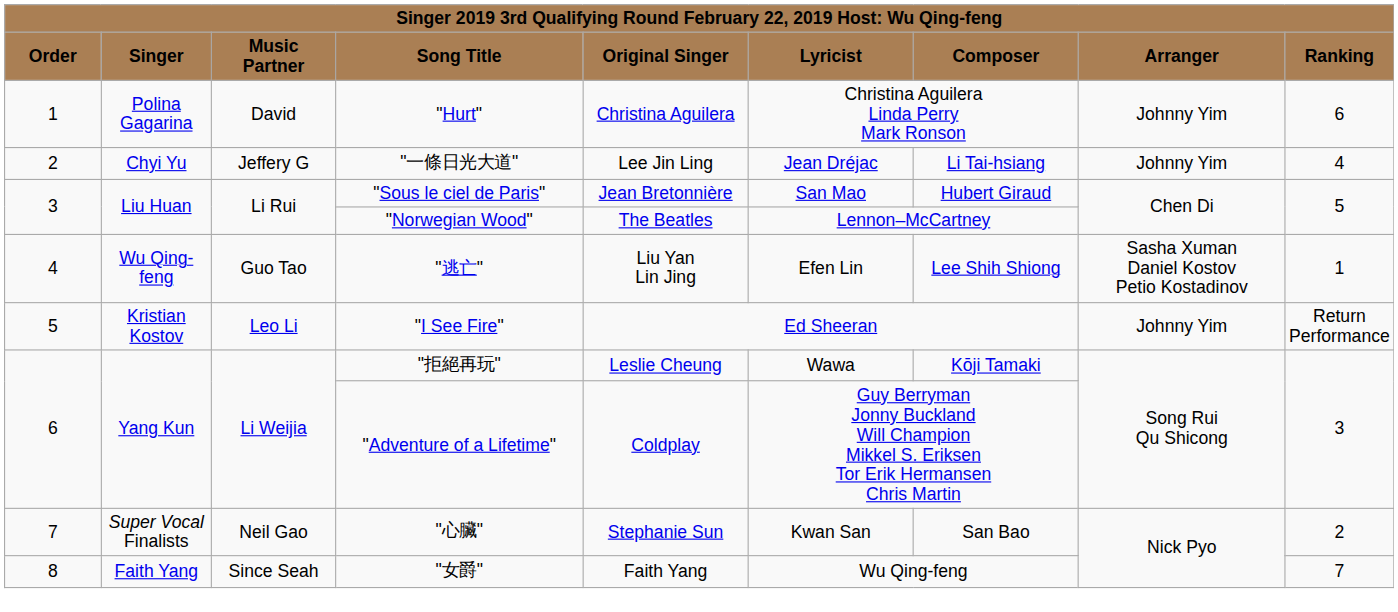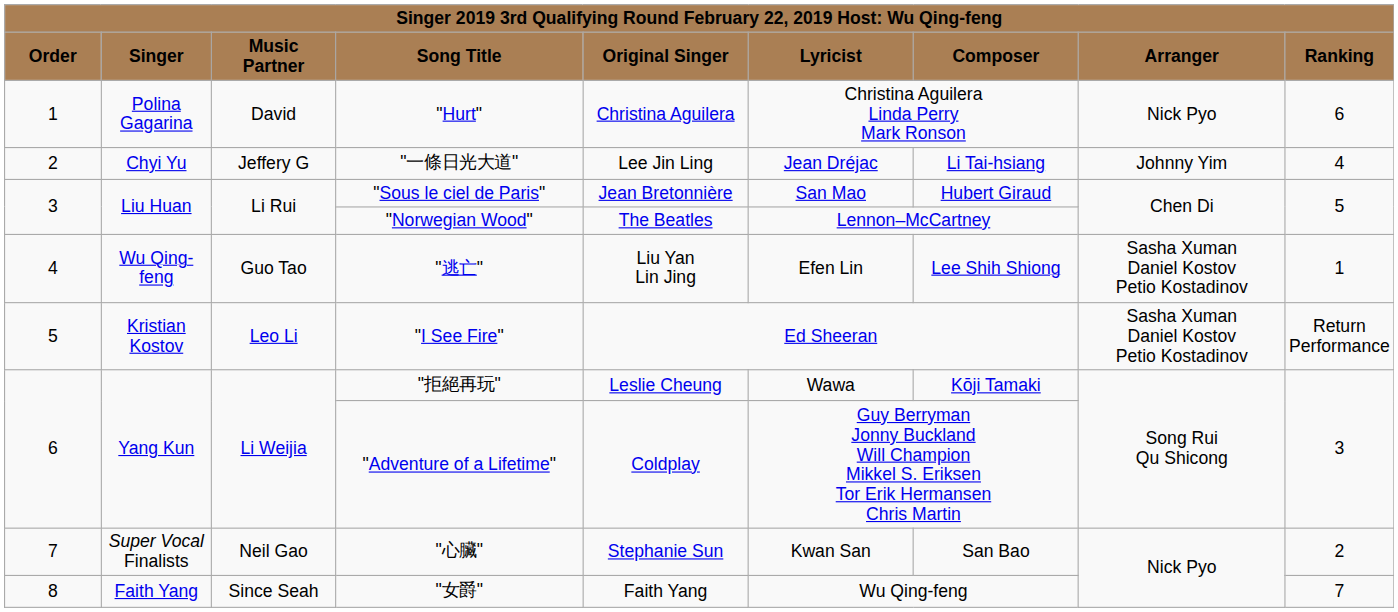(1182, 113) Johnny Yim -> (1182, 113) Nick Pyo
(1182, 326) Johnny Yim -> (1182, 335) Sasha Xuman Daniel Kostov Petio Kostadinov
